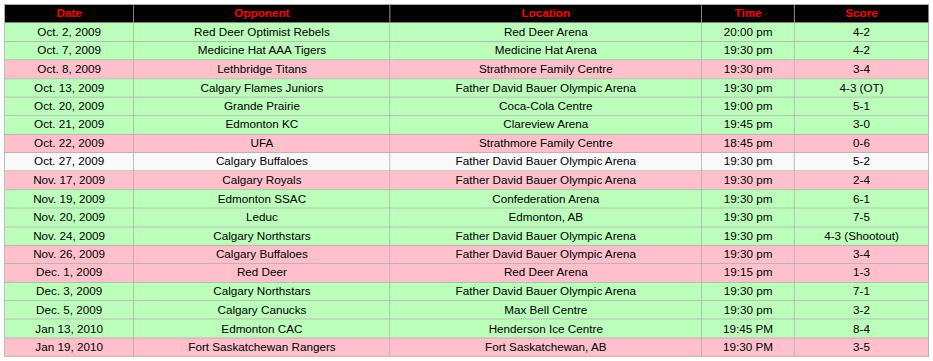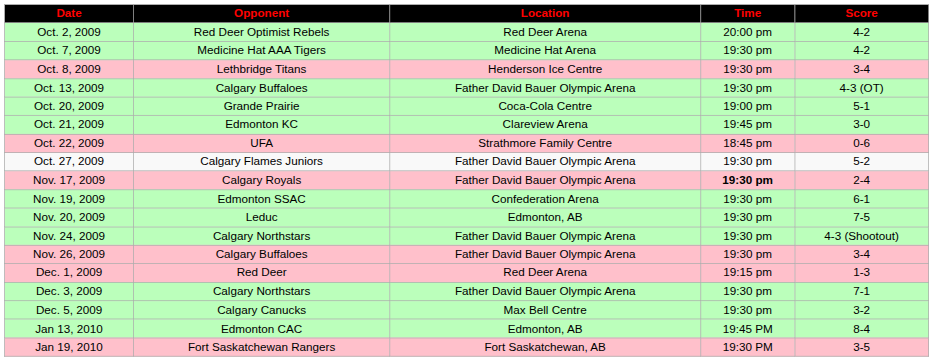(546, 69) Strathmore Family Centre -> (545, 69) Henderson Ice Centre
(262, 87) Calgary Flames Juniors -> (262, 87) Calgary Buffaloes
(262, 161) Calgary Buffaloes -> (262, 161) Calgary Flames Juniors
(748, 180) normal -> (748, 180) bold
(546, 328) Henderson Ice Centre -> (545, 328) Edmonton, AB
